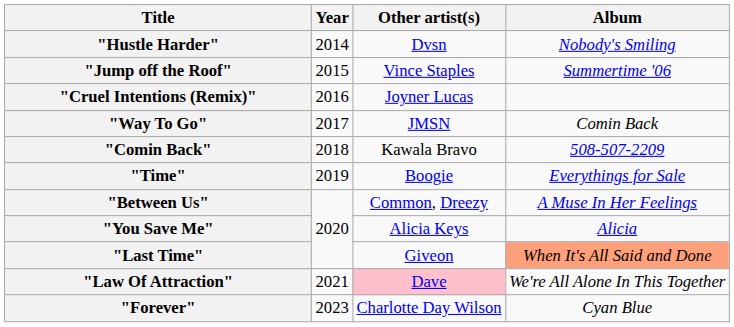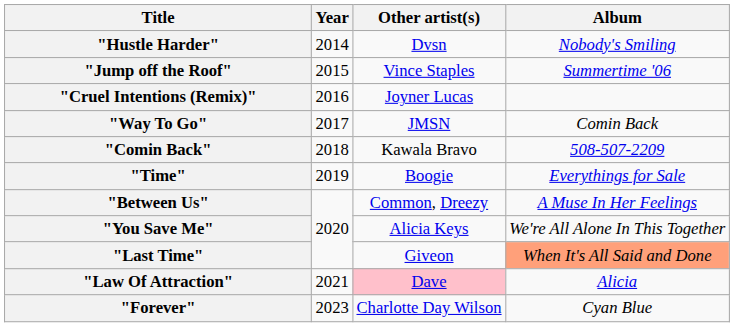(617, 228) Alicia -> (617, 228) We're All Alone In This Together
(617, 281) We're All Alone In This Together -> (617, 281) Alicia
